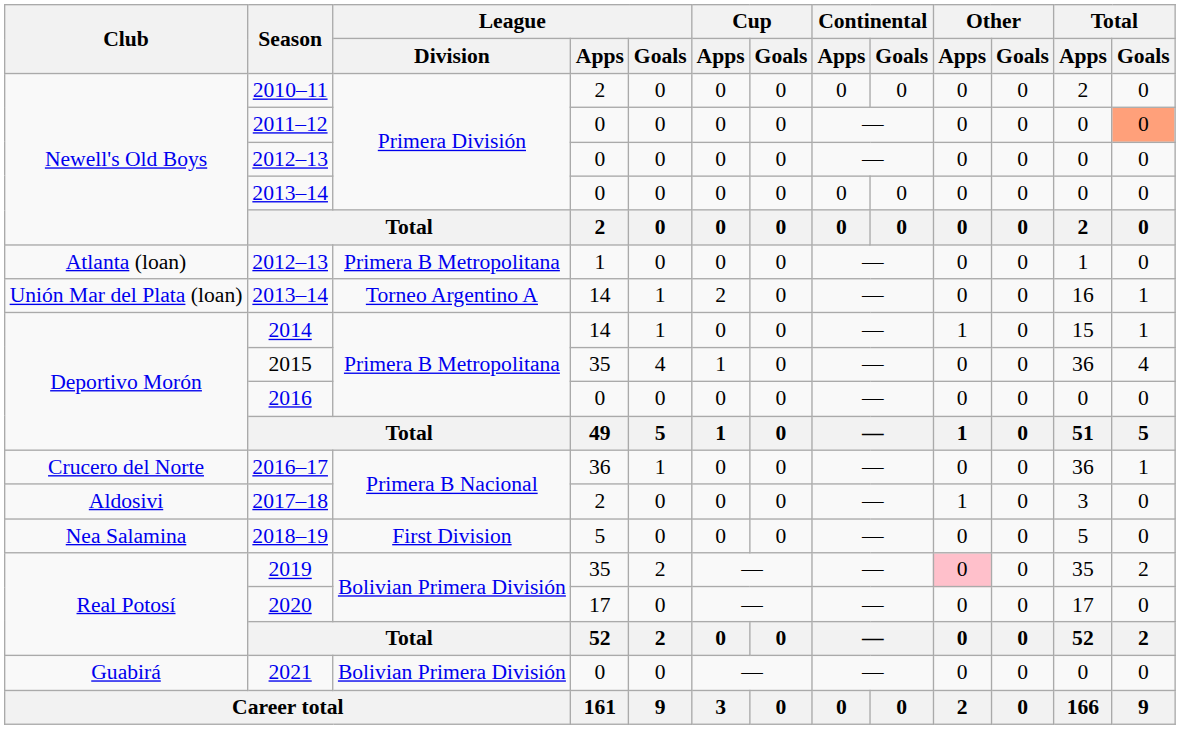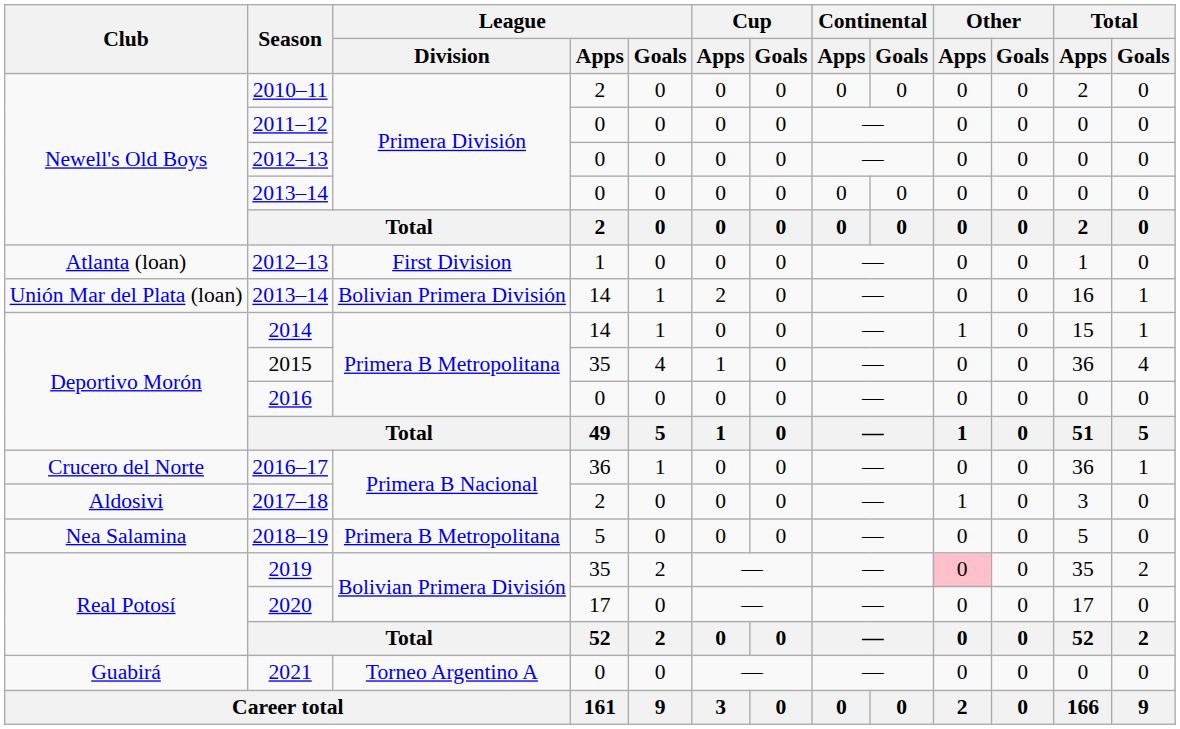(1143, 124) lightsalmon background -> (1143, 124) no background
(452, 261) Primera B Metropolitana -> (452, 261) First Division
(452, 295) Torneo Argentino A -> (452, 295) Bolivian Primera División
(452, 535) First Division -> (452, 535) Primera B Metropolitana
(452, 672) Bolivian Primera División -> (452, 672) Torneo Argentino A
